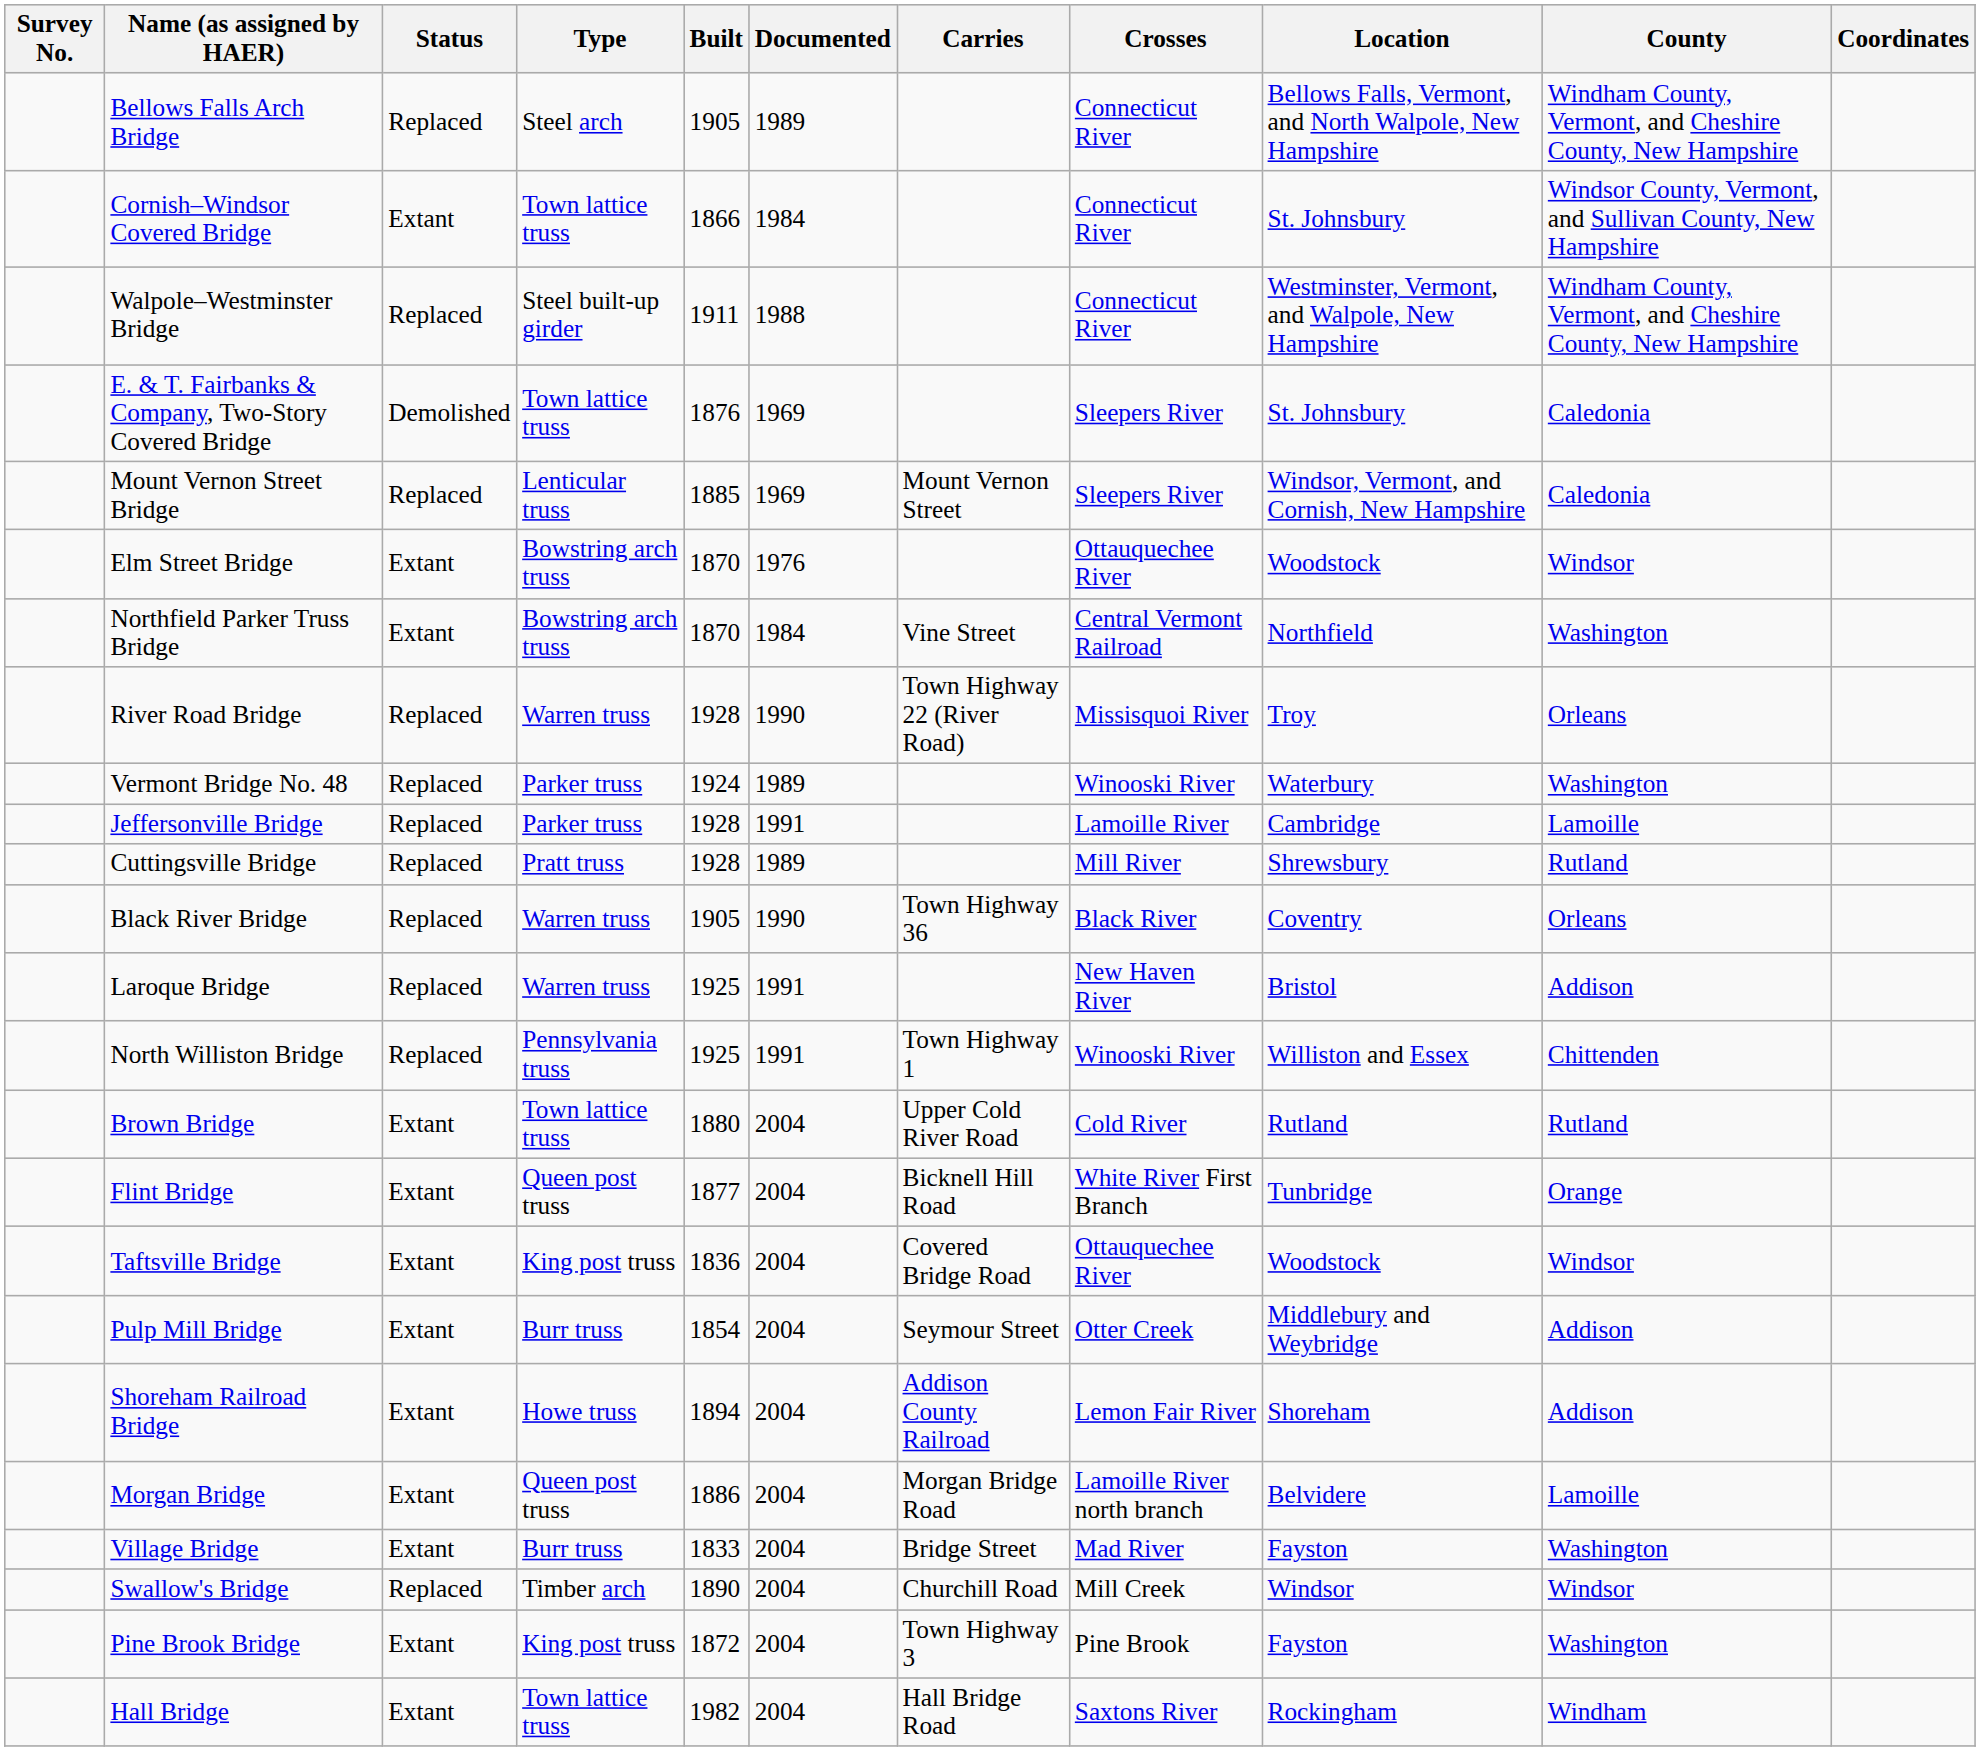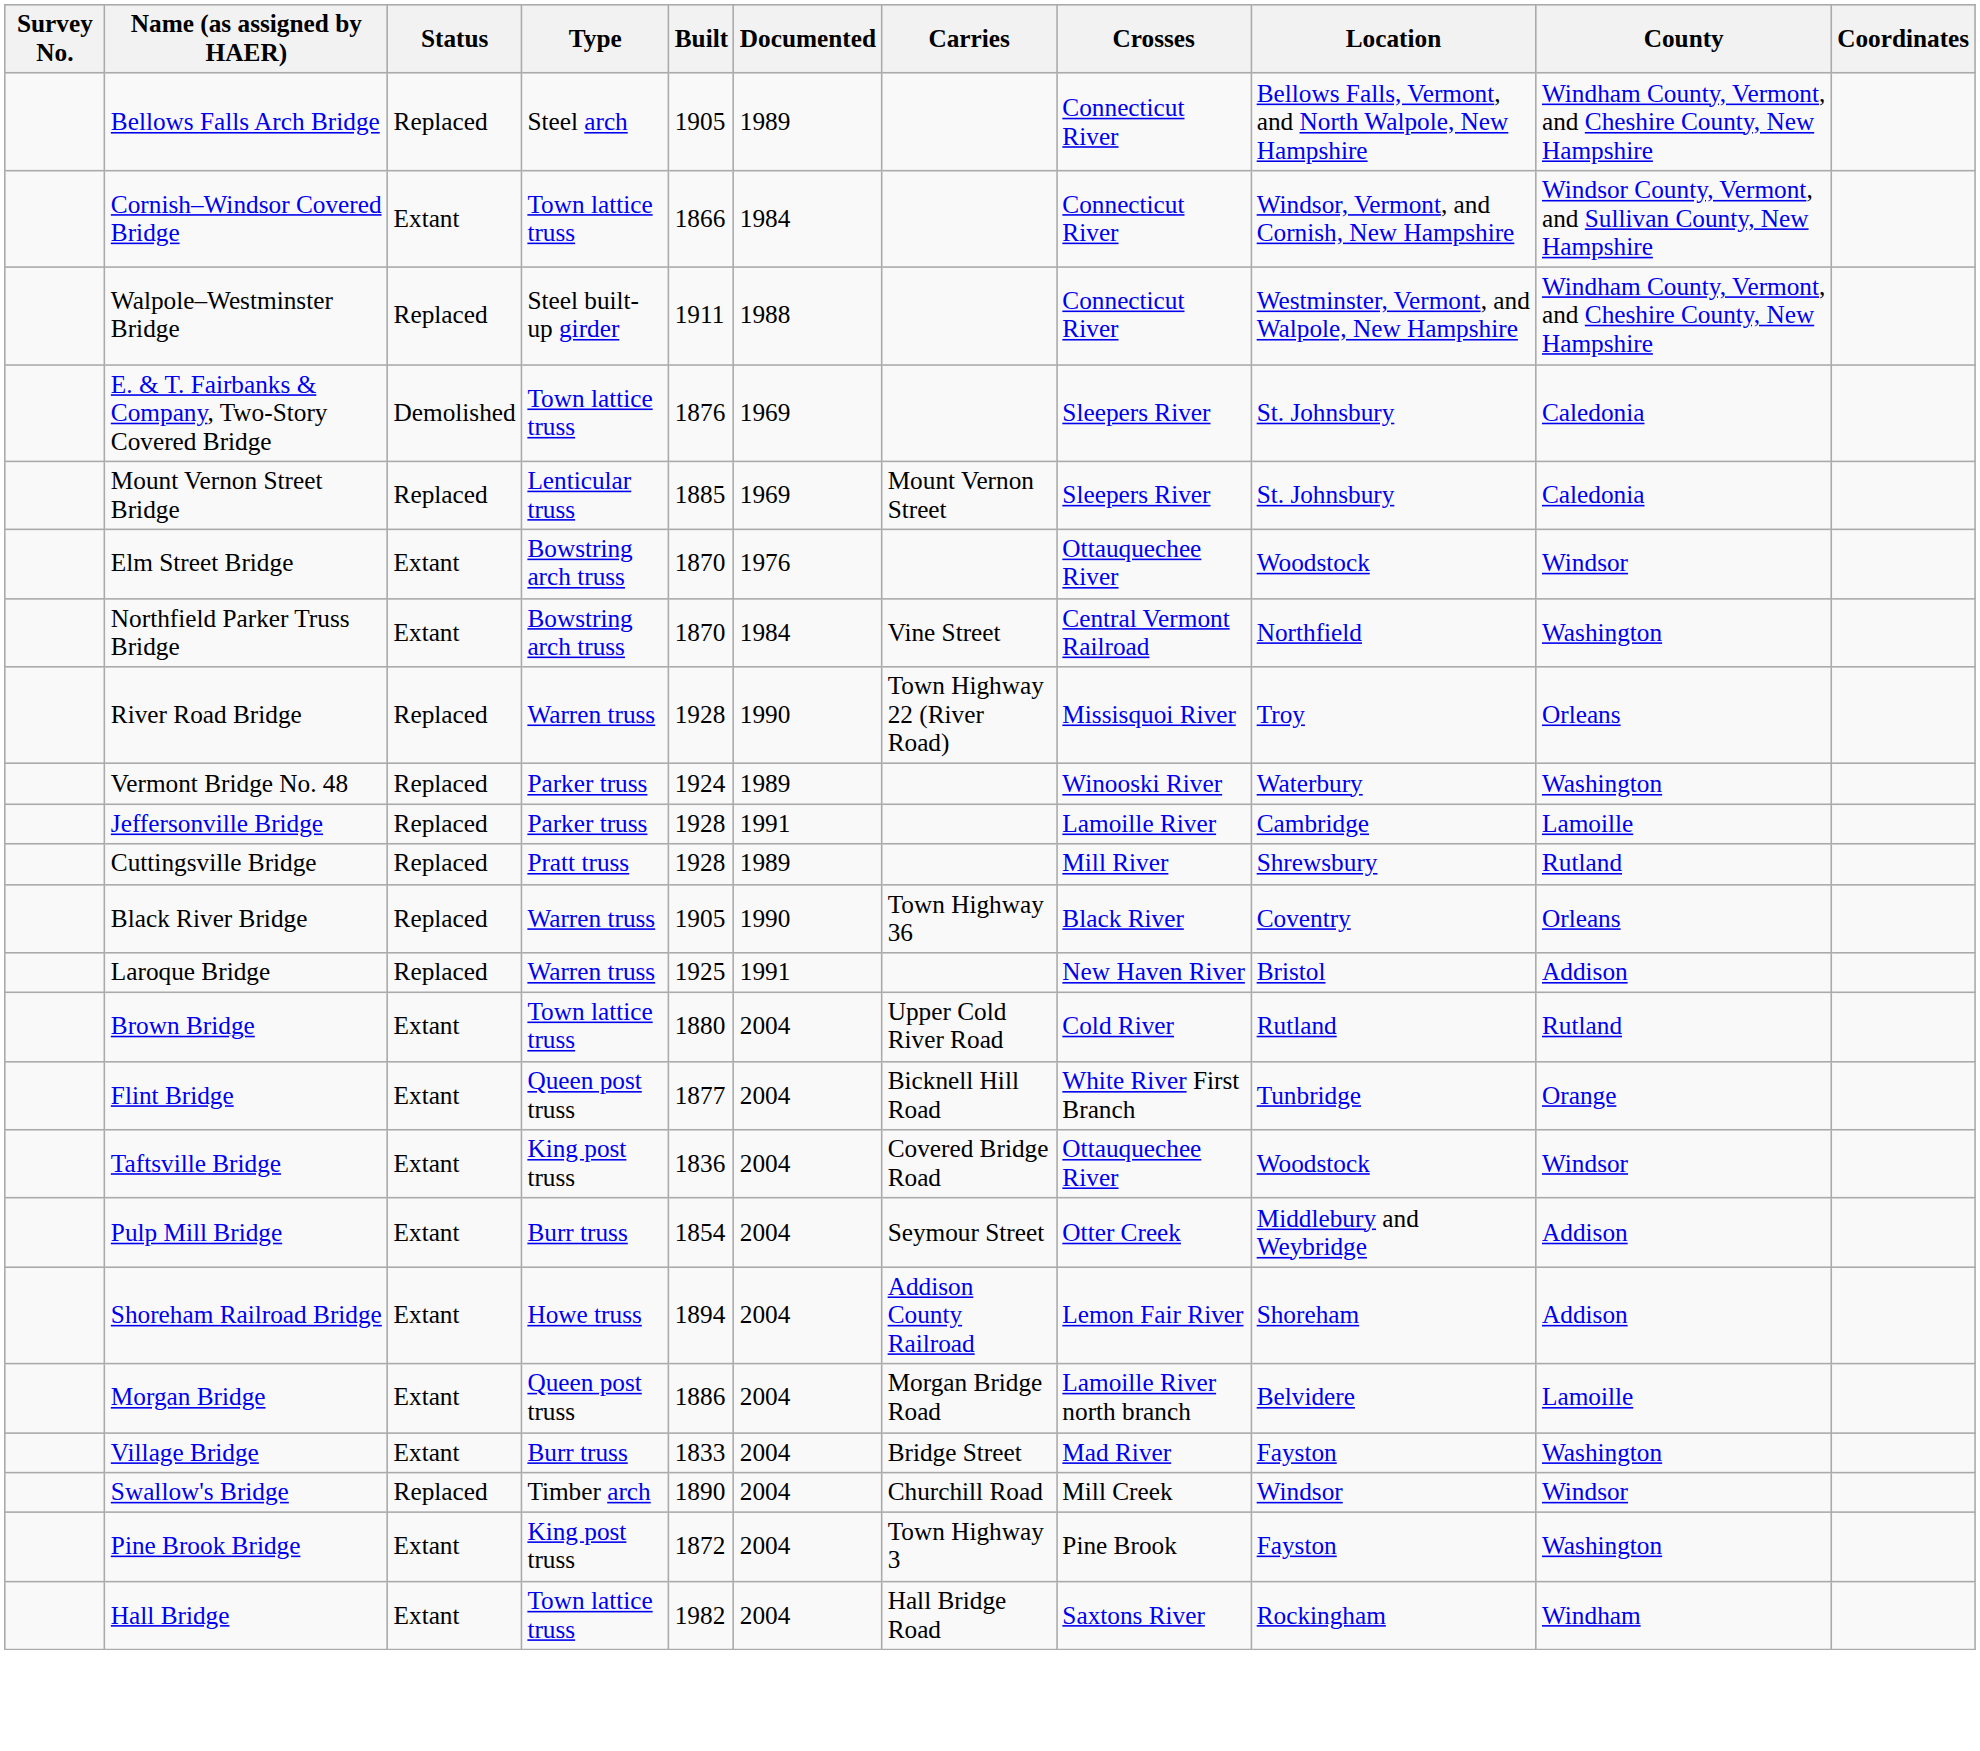(1336, 218) St. Johnsbury -> (1386, 218) Windsor, Vermont, and Cornish, New Hampshire
(1396, 495) Windsor, Vermont, and Cornish, New Hampshire -> (1325, 495) St. Johnsbury
- row: (227, 1055)
